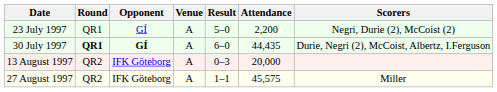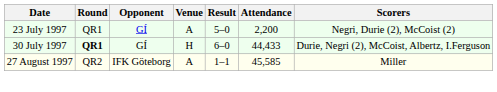(141, 45) bold -> (141, 45) normal
(189, 45) A -> (189, 45) H
(266, 45) 44,435 -> (266, 45) 44,433
- row: (40, 62)
(266, 78) 45,575 -> (266, 62) 45,585
